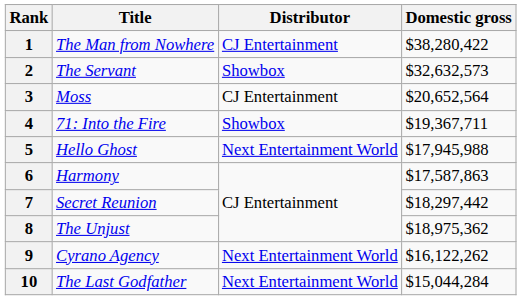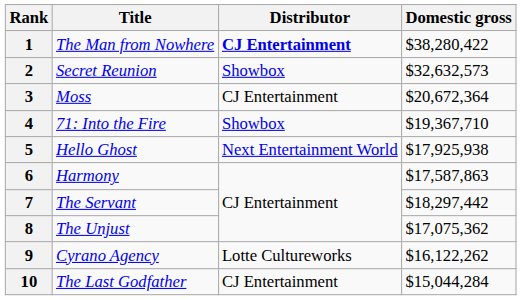(280, 44) normal -> (286, 44) bold
(96, 70) The Servant -> (106, 70) Secret Reunion
(447, 96) $20,652,564 -> (447, 96) $20,672,364
(447, 123) $19,367,711 -> (447, 123) $19,367,710
(447, 149) $17,945,988 -> (447, 149) $17,925,938
(106, 202) Secret Reunion -> (96, 202) The Servant
(447, 228) $18,975,362 -> (447, 228) $17,075,362
(310, 255) Next Entertainment World -> (287, 255) Lotte Cultureworks
(310, 281) Next Entertainment World -> (280, 281) CJ Entertainment
